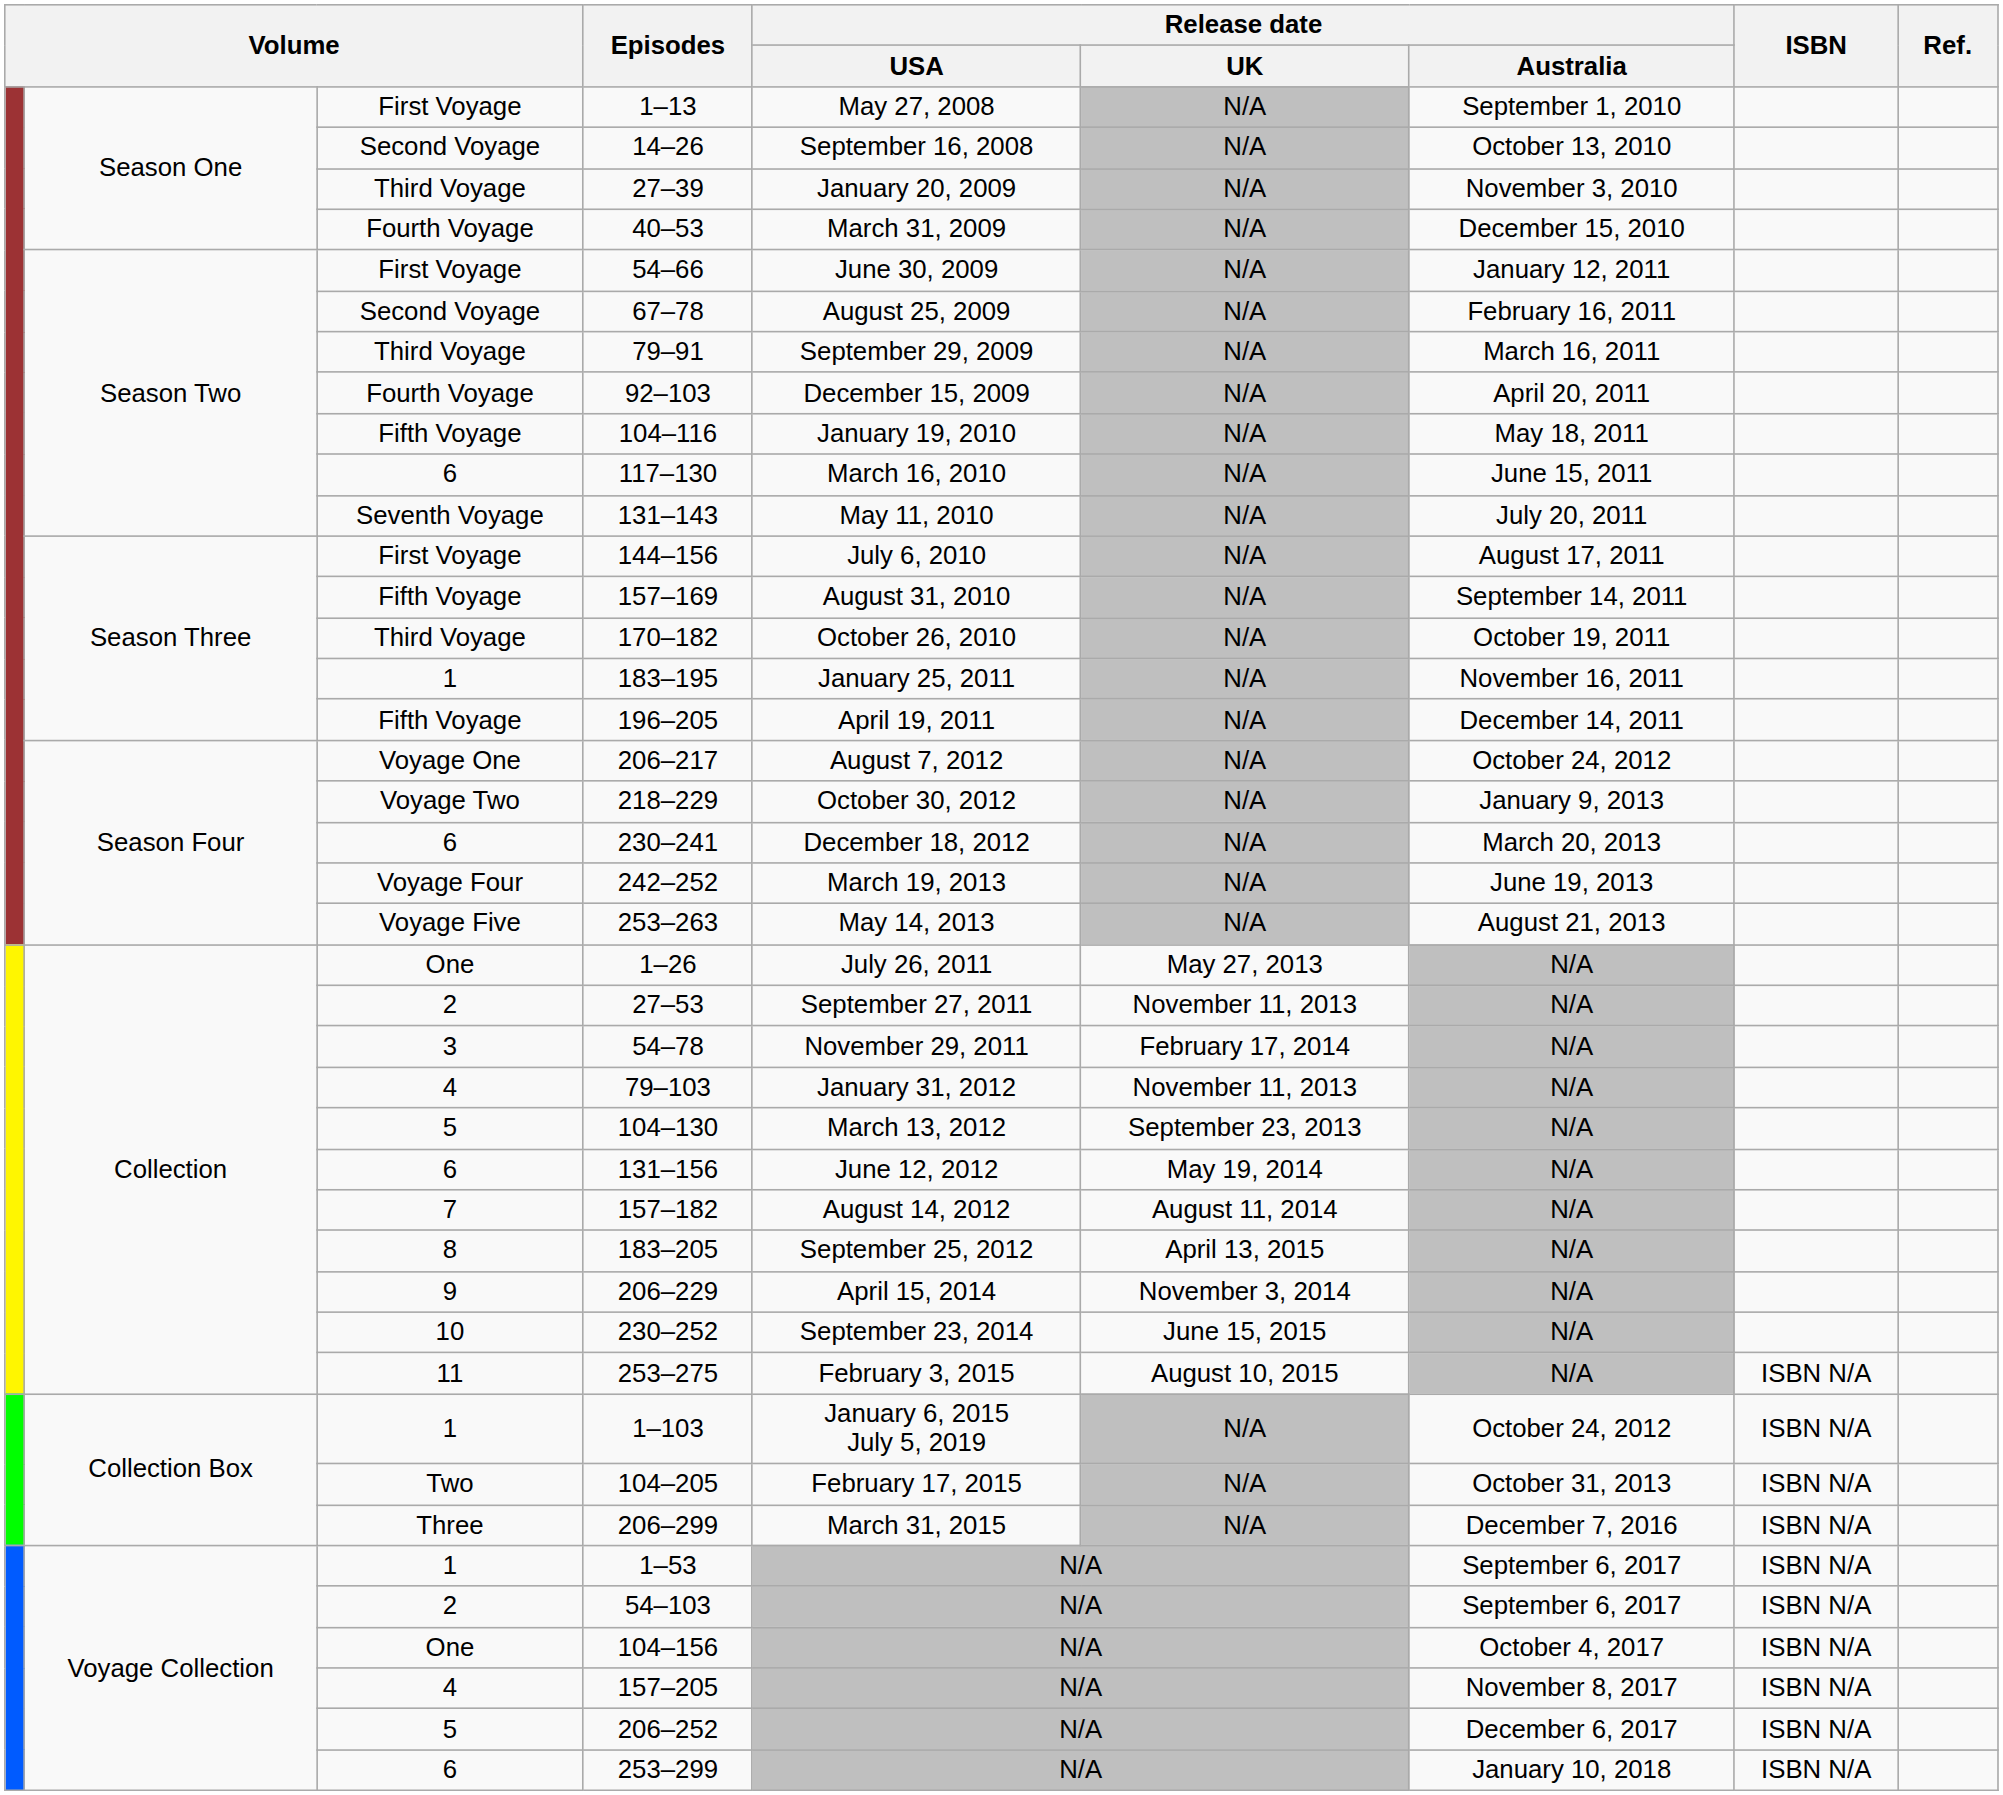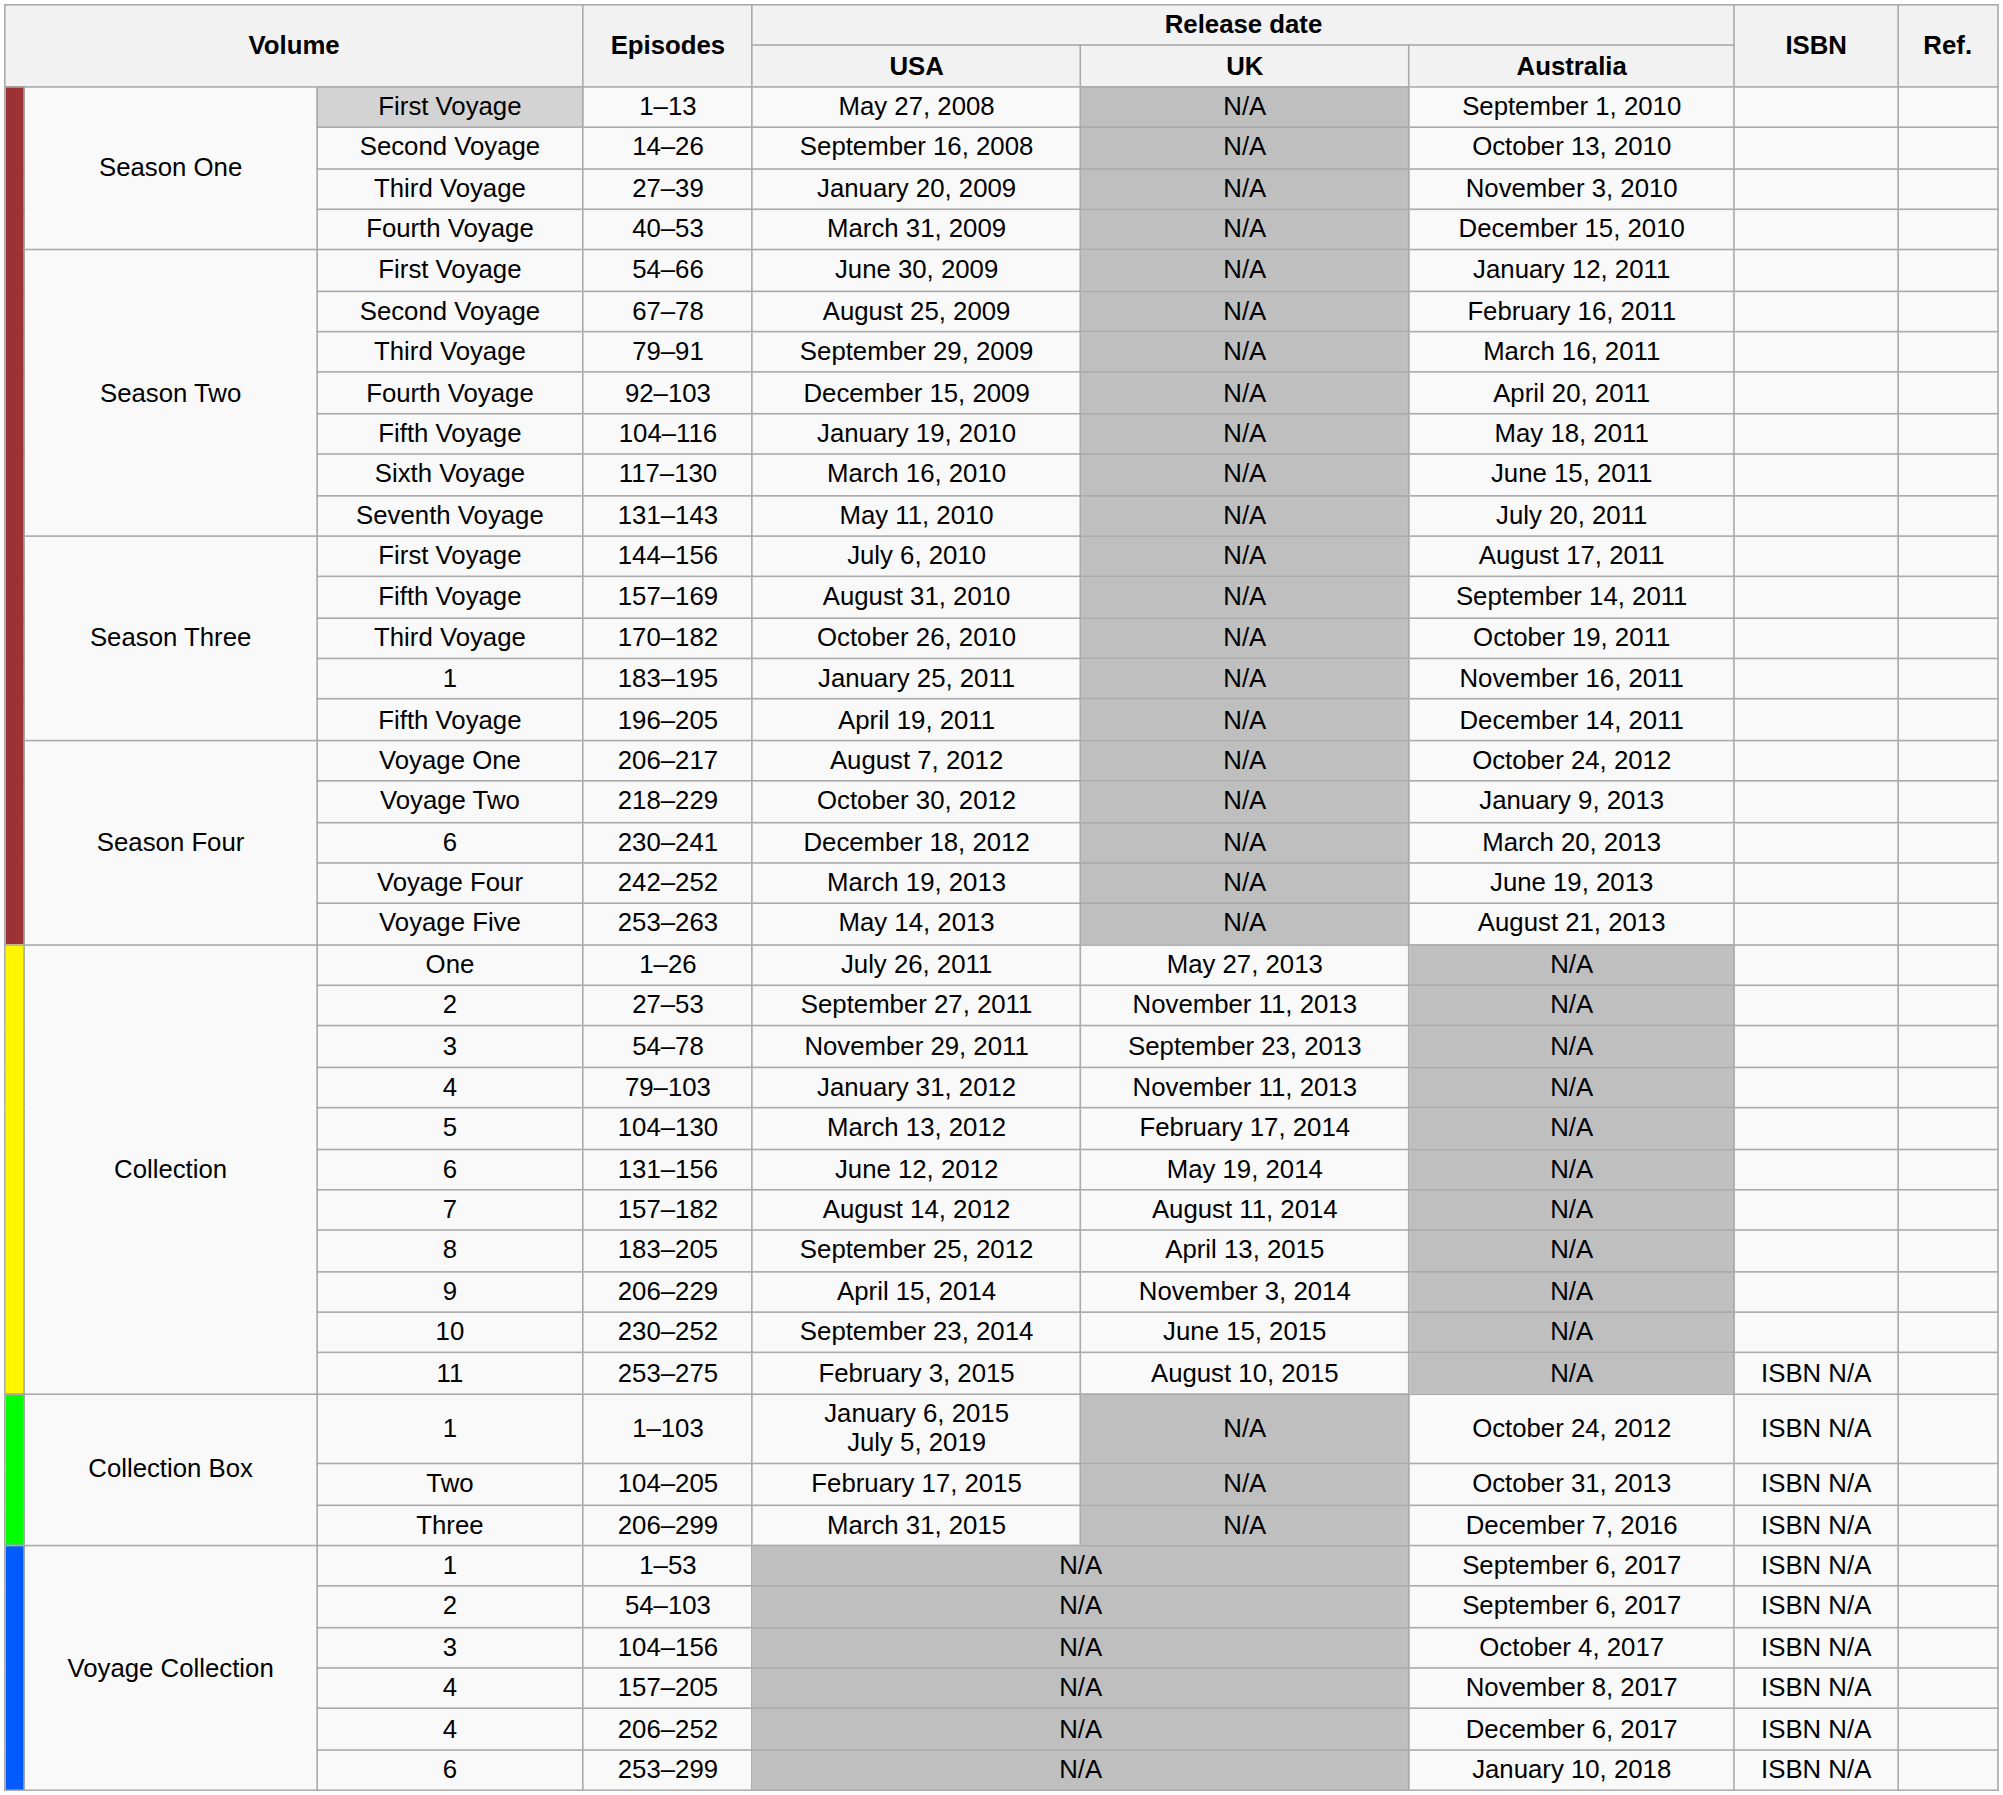(450, 106) no background -> (450, 106) lightgrey background
(450, 474) 6 -> (450, 474) Sixth Voyage
(1245, 1046) February 17, 2014 -> (1245, 1046) September 23, 2013
(1245, 1127) September 23, 2013 -> (1245, 1127) February 17, 2014
(450, 1647) One -> (450, 1647) 3
(450, 1728) 5 -> (450, 1728) 4
